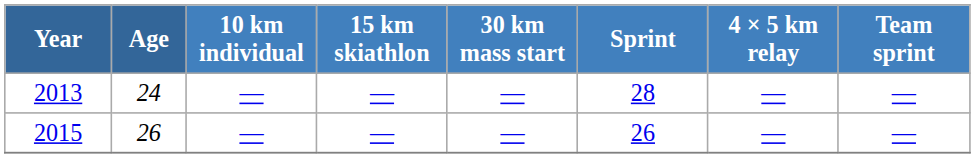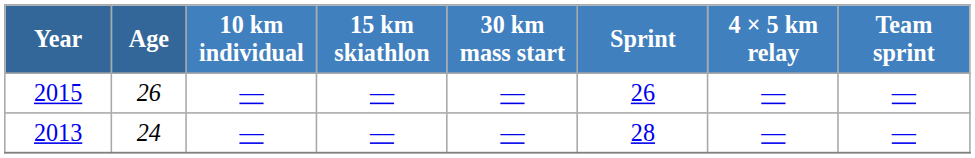rows swapped: (58, 93) <-> (58, 132)
